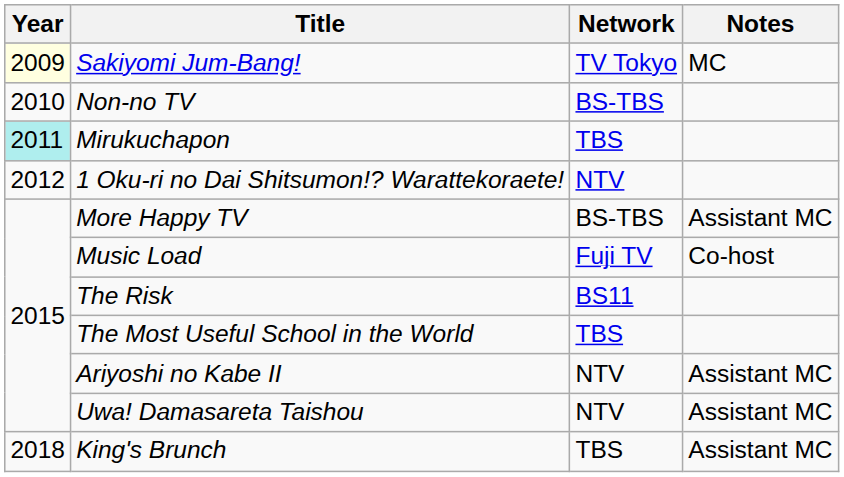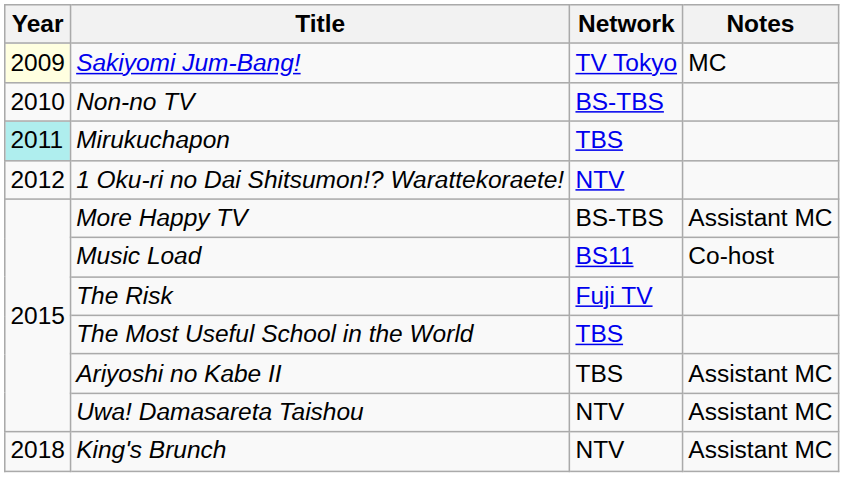(614, 256) Fuji TV -> (604, 256) BS11
(604, 295) BS11 -> (614, 295) Fuji TV
(600, 373) NTV -> (599, 373) TBS
(599, 450) TBS -> (600, 450) NTV
